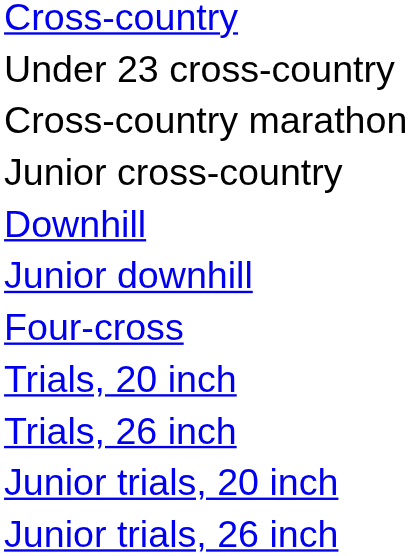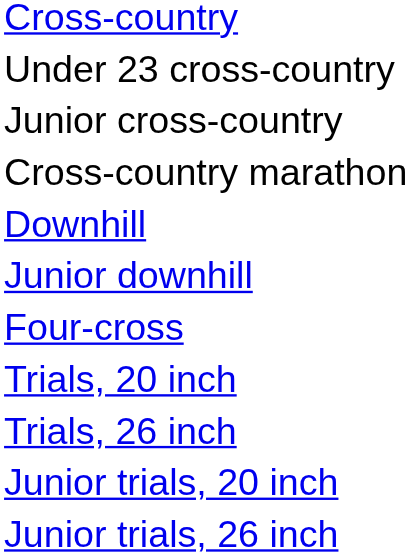rows swapped: (173, 172) <-> (206, 120)
